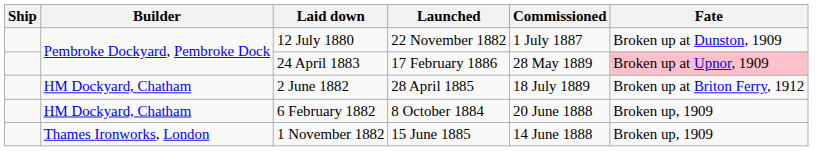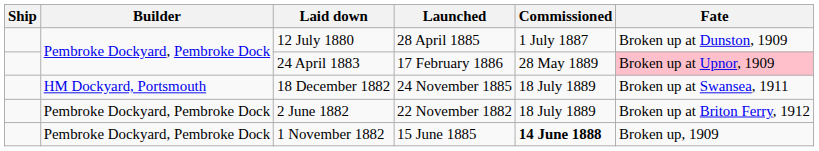(449, 39) 22 November 1882 -> (438, 39) 28 April 1885
+ row: (334, 87)
(117, 87) HM Dockyard, Chatham -> (157, 110) Pembroke Dockyard, Pembroke Dock
(433, 87) 28 April 1885 -> (455, 110) 22 November 1882
- row: (326, 110)
(127, 134) Thames Ironworks, London -> (157, 134) Pembroke Dockyard, Pembroke Dock
(553, 134) normal -> (560, 134) bold
